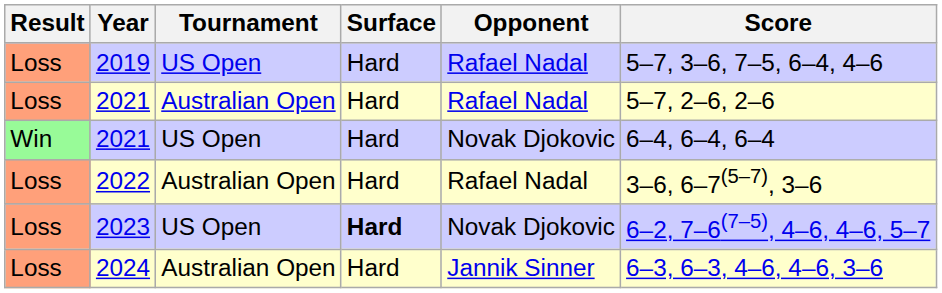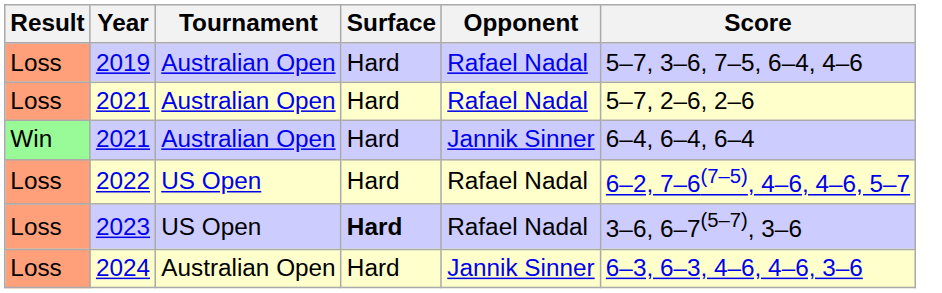(211, 62) US Open -> (248, 62) Australian Open
(211, 139) US Open -> (248, 139) Australian Open
(531, 139) Novak Djokovic -> (521, 139) Jannik Sinner
(248, 181) Australian Open -> (211, 181) US Open
(724, 181) 3–6, 6–7(5–7), 3–6 -> (758, 181) 6–2, 7–6(7–5), 4–6, 4–6, 5–7
(531, 226) Novak Djokovic -> (518, 226) Rafael Nadal
(778, 226) 6–2, 7–6(7–5), 4–6, 4–6, 5–7 -> (704, 226) 3–6, 6–7(5–7), 3–6
